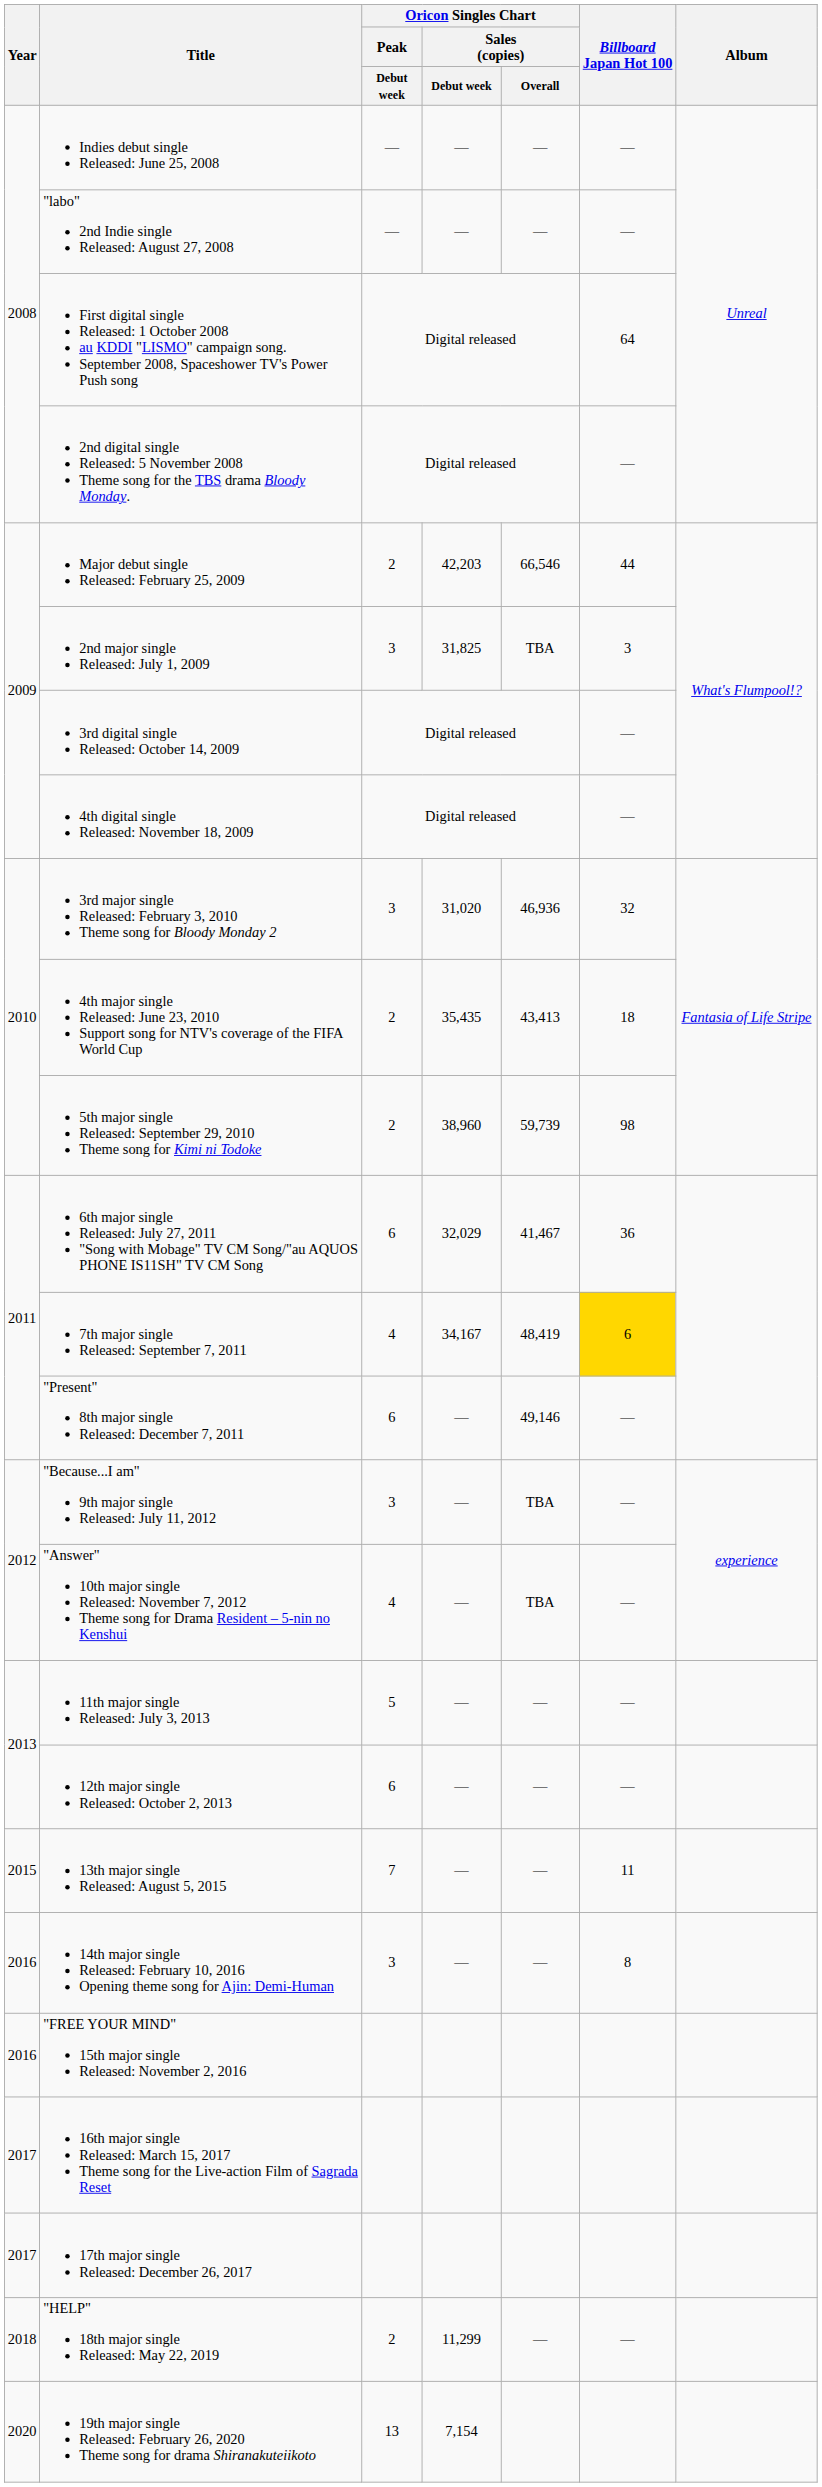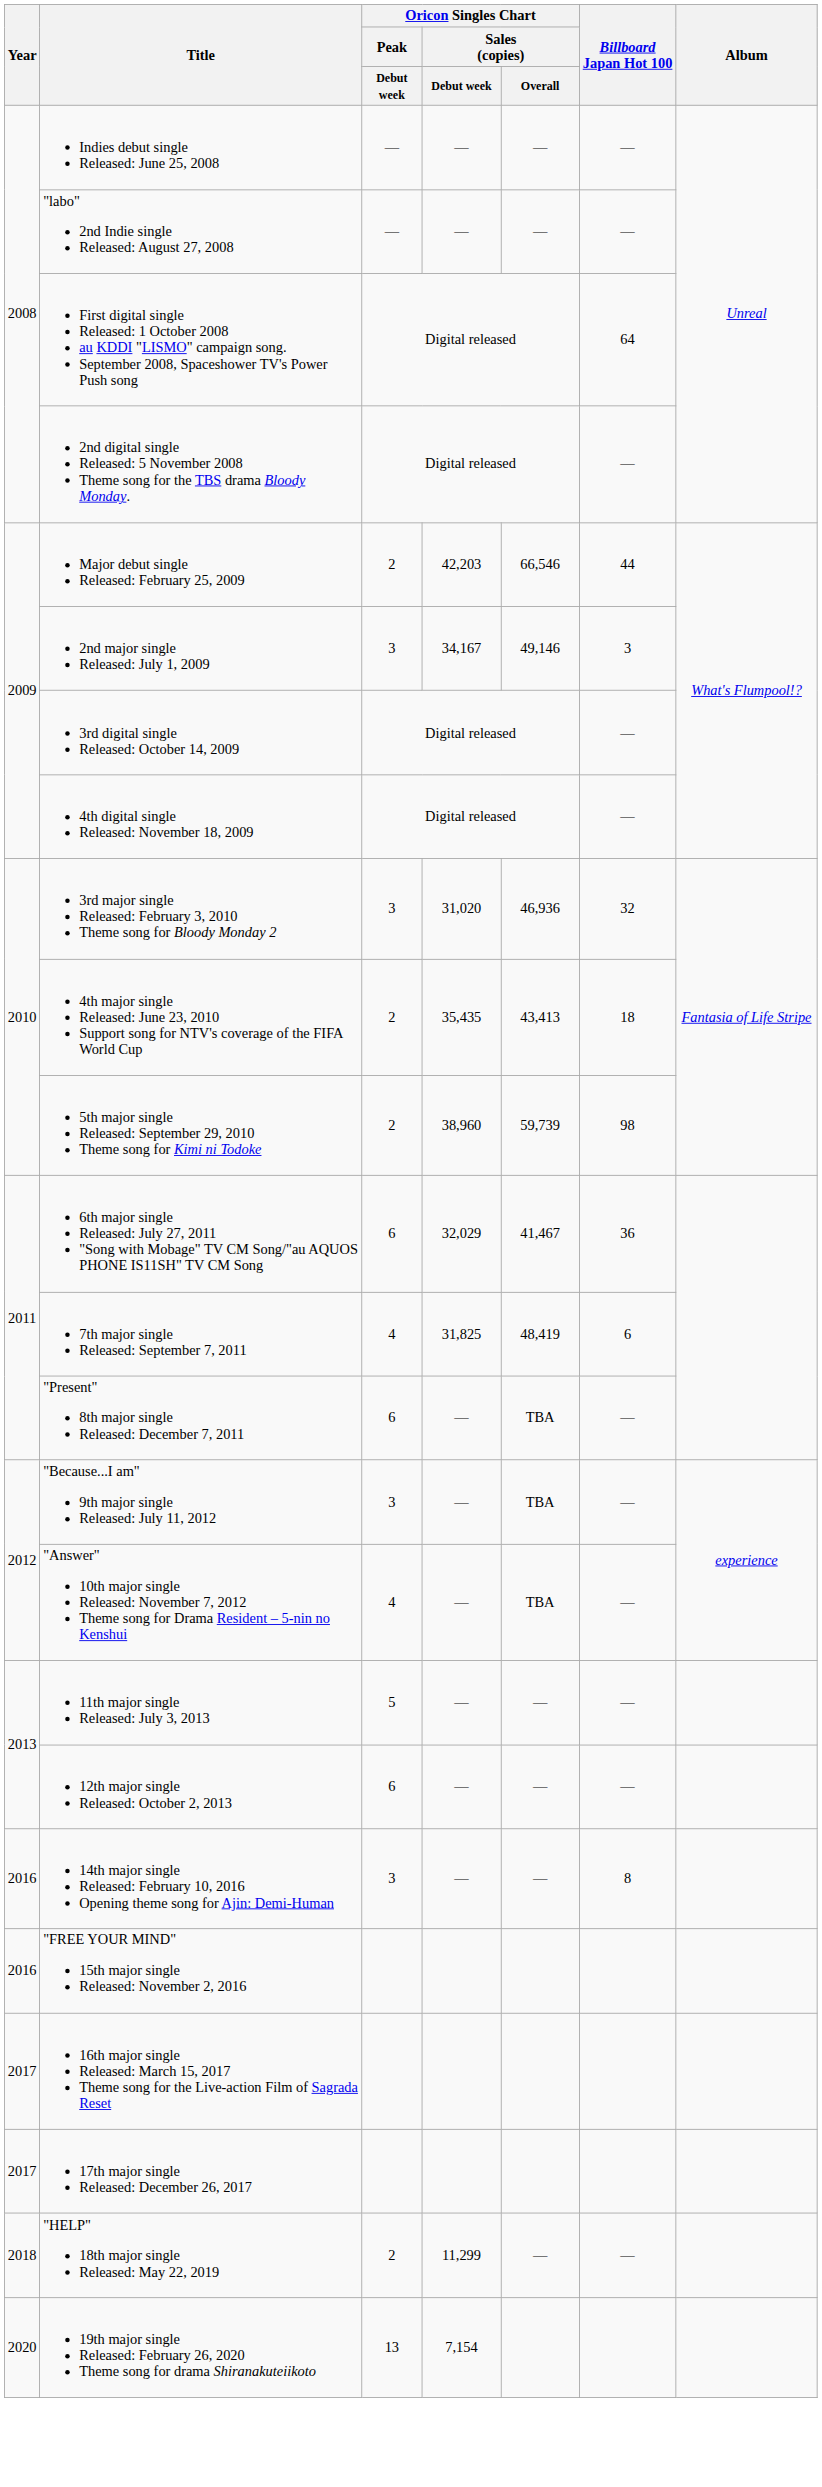(461, 648) 31,825 -> (461, 648) 34,167
(540, 648) TBA -> (540, 648) 49,146
(461, 1334) 34,167 -> (461, 1334) 31,825
(628, 1334) gold background -> (628, 1334) no background
(540, 1418) 49,146 -> (540, 1418) TBA
- row: (201, 1879)
